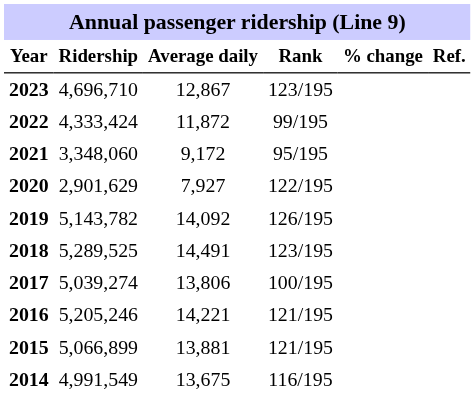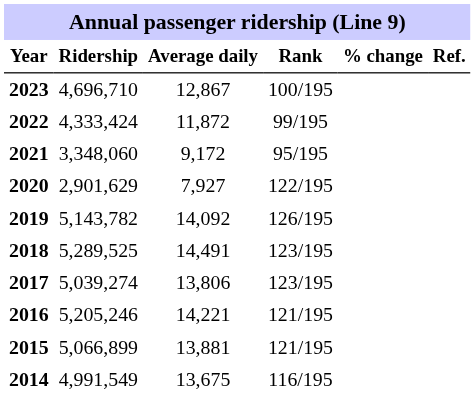(300, 89) 123/195 -> (300, 89) 100/195
(300, 282) 100/195 -> (300, 282) 123/195
